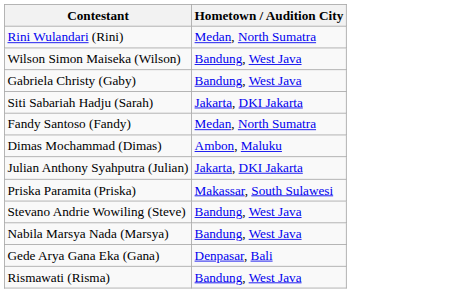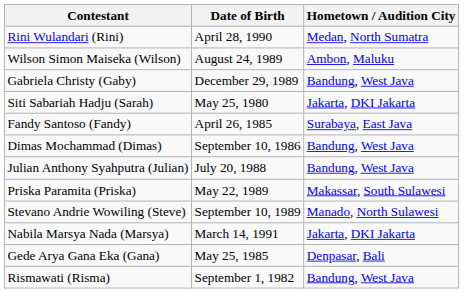+ column: (248, 15)
(248, 59) Bandung, West Java -> (350, 59) Ambon, Maluku
(255, 124) Medan, North Sumatra -> (359, 124) Surabaya, East Java
(238, 146) Ambon, Maluku -> (360, 146) Bandung, West Java
(249, 168) Jakarta, DKI Jakarta -> (360, 168) Bandung, West Java
(248, 211) Bandung, West Java -> (373, 211) Manado, North Sulawesi
(248, 233) Bandung, West Java -> (361, 233) Jakarta, DKI Jakarta
